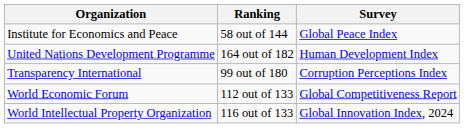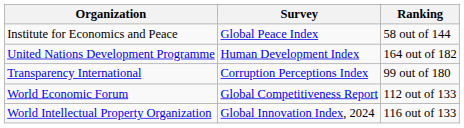columns swapped: (378, 14) <-> (257, 14)
